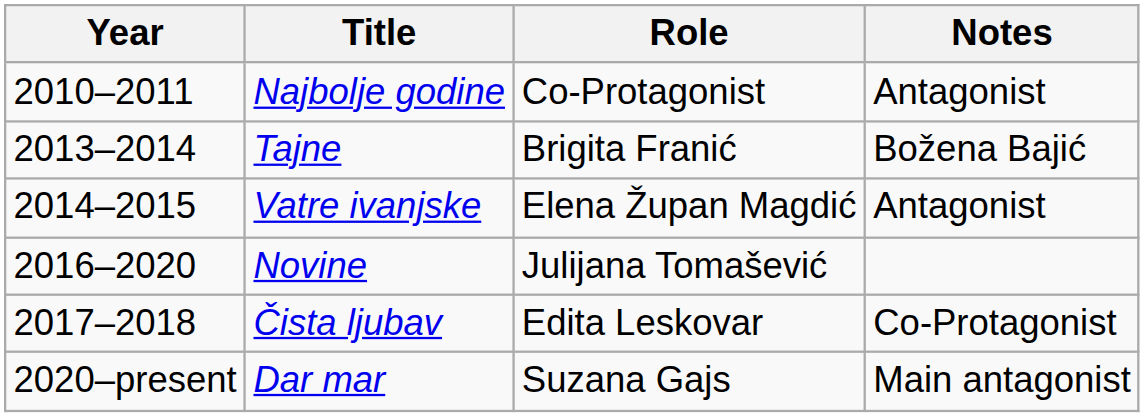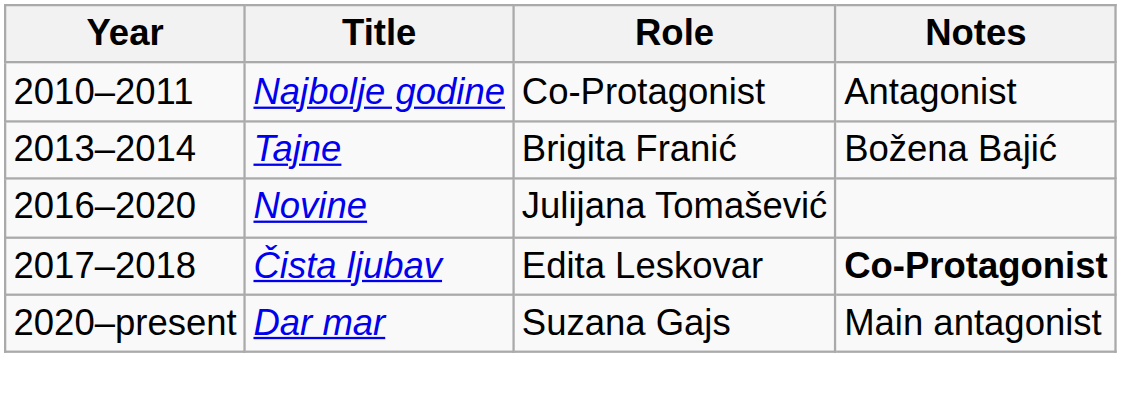- row: (367, 206)
(995, 322) normal -> (976, 264) bold
